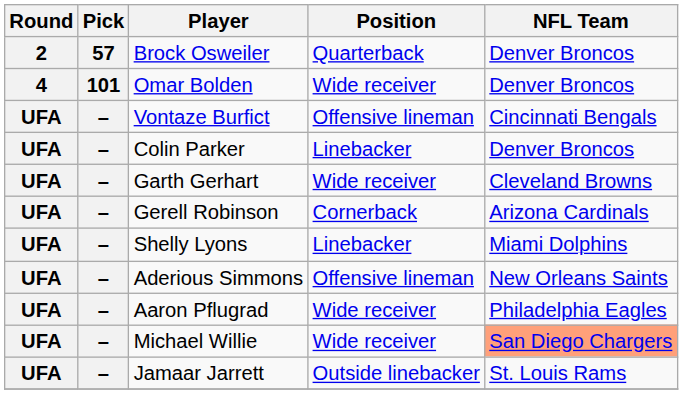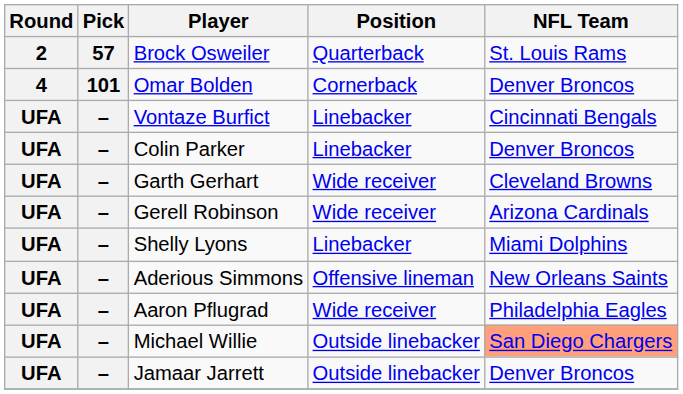(562, 53) Denver Broncos -> (558, 53) St. Louis Rams
(374, 85) Wide receiver -> (365, 85) Cornerback
(393, 117) Offensive lineman -> (362, 117) Linebacker
(365, 213) Cornerback -> (374, 213) Wide receiver
(374, 341) Wide receiver -> (396, 341) Outside linebacker
(558, 373) St. Louis Rams -> (562, 373) Denver Broncos
